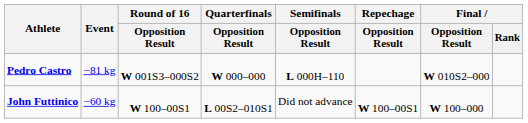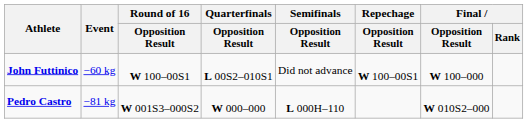rows swapped: (43, 102) <-> (39, 70)
